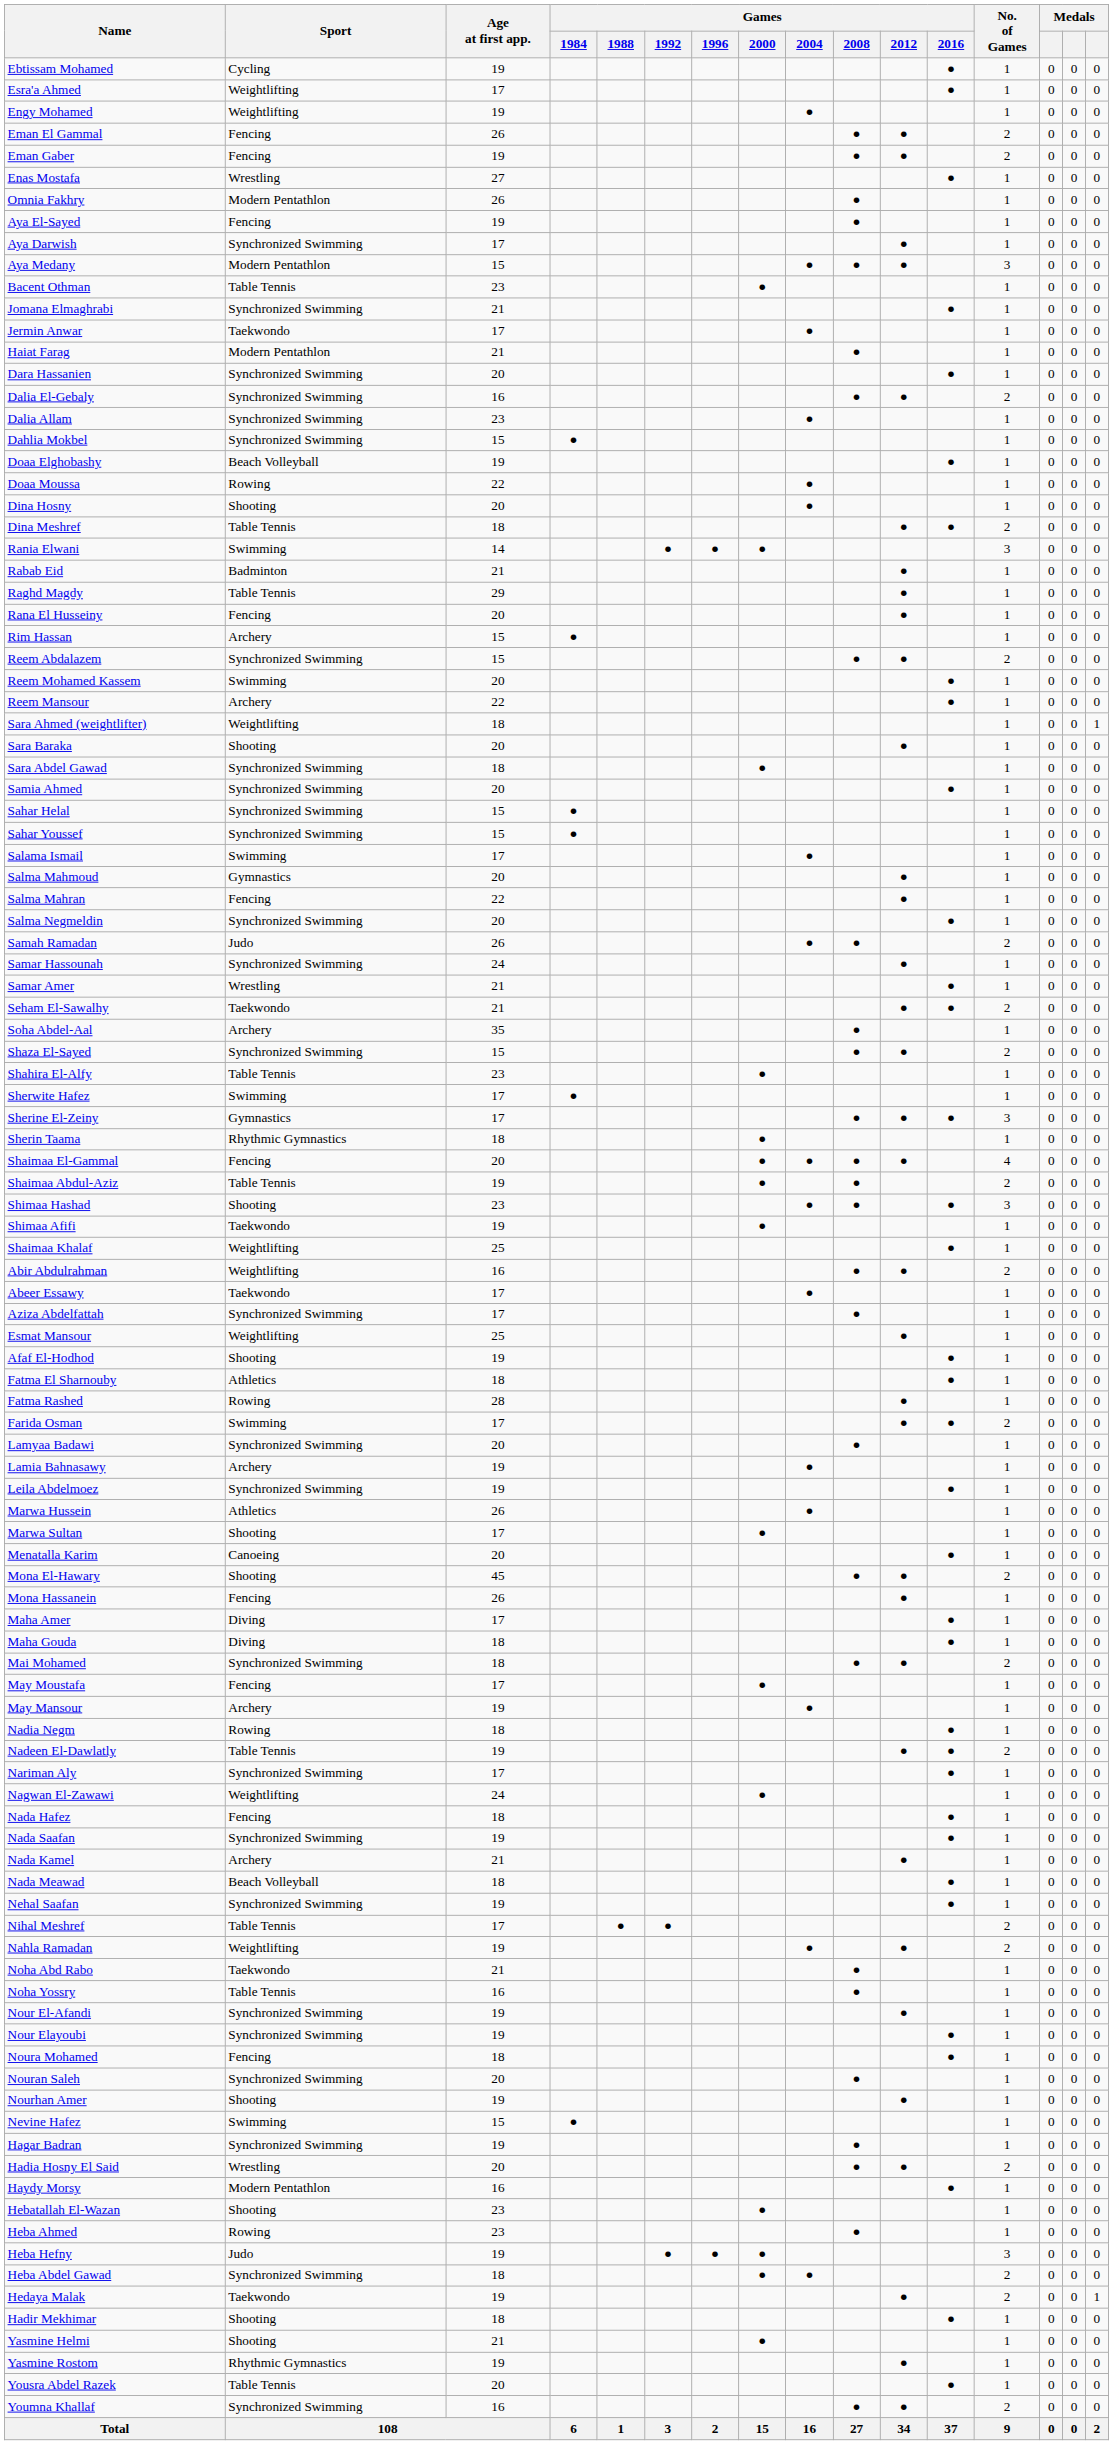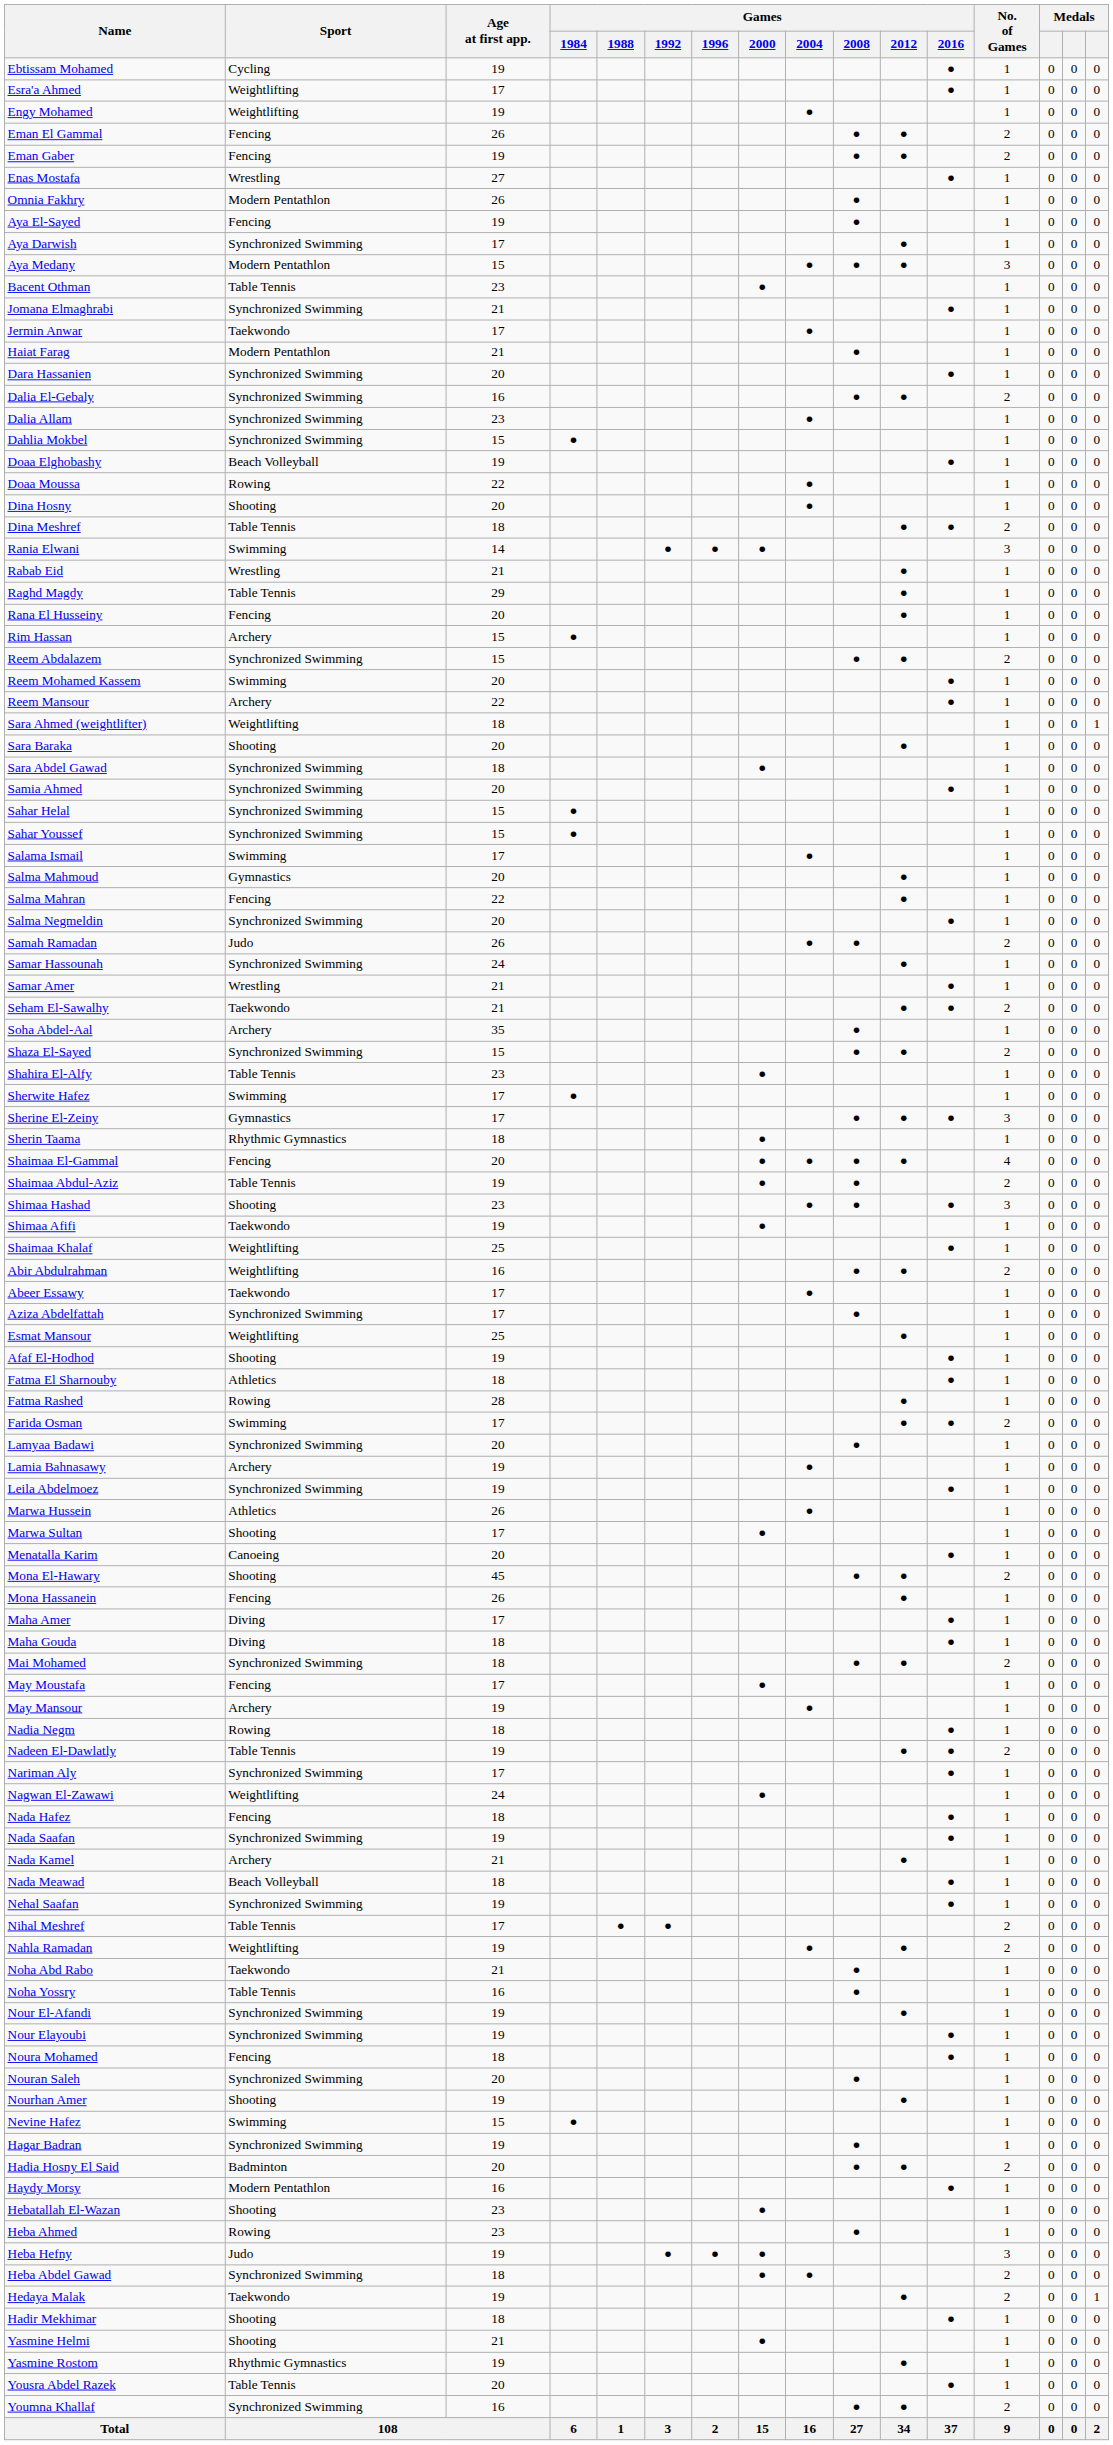(258, 571) Badminton -> (254, 571) Wrestling
(254, 2166) Wrestling -> (258, 2166) Badminton
